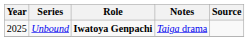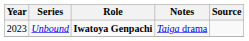(17, 28) 2025 -> (17, 28) 2023
